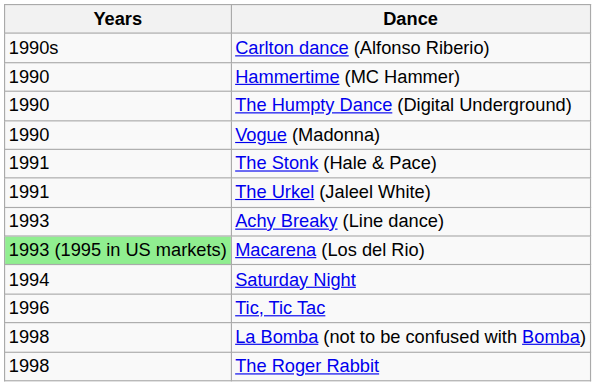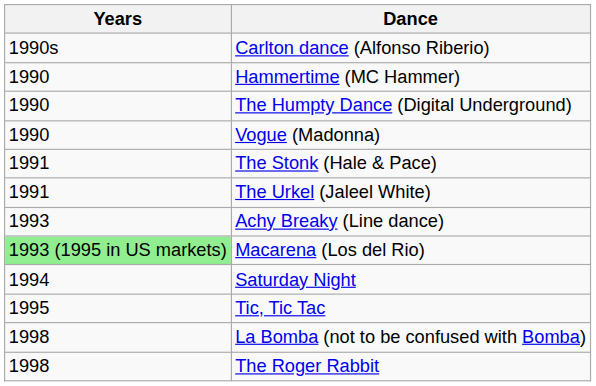(29, 308) 1996 -> (29, 308) 1995
